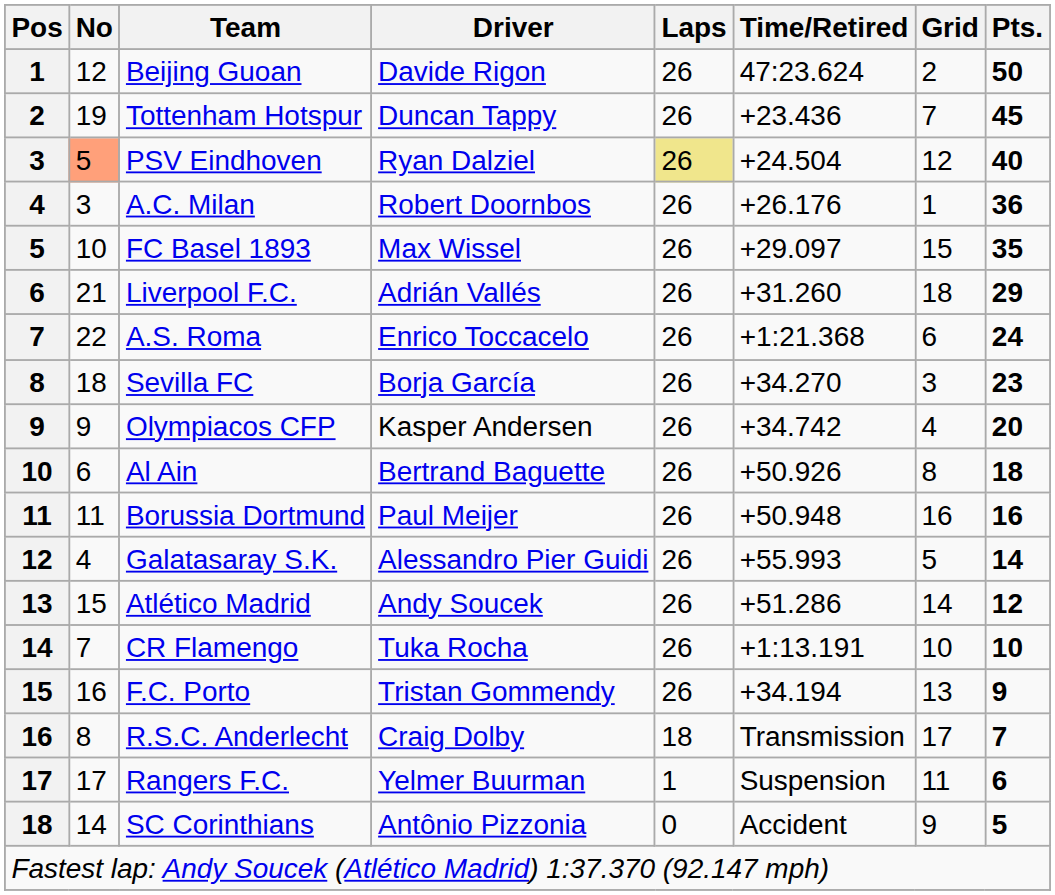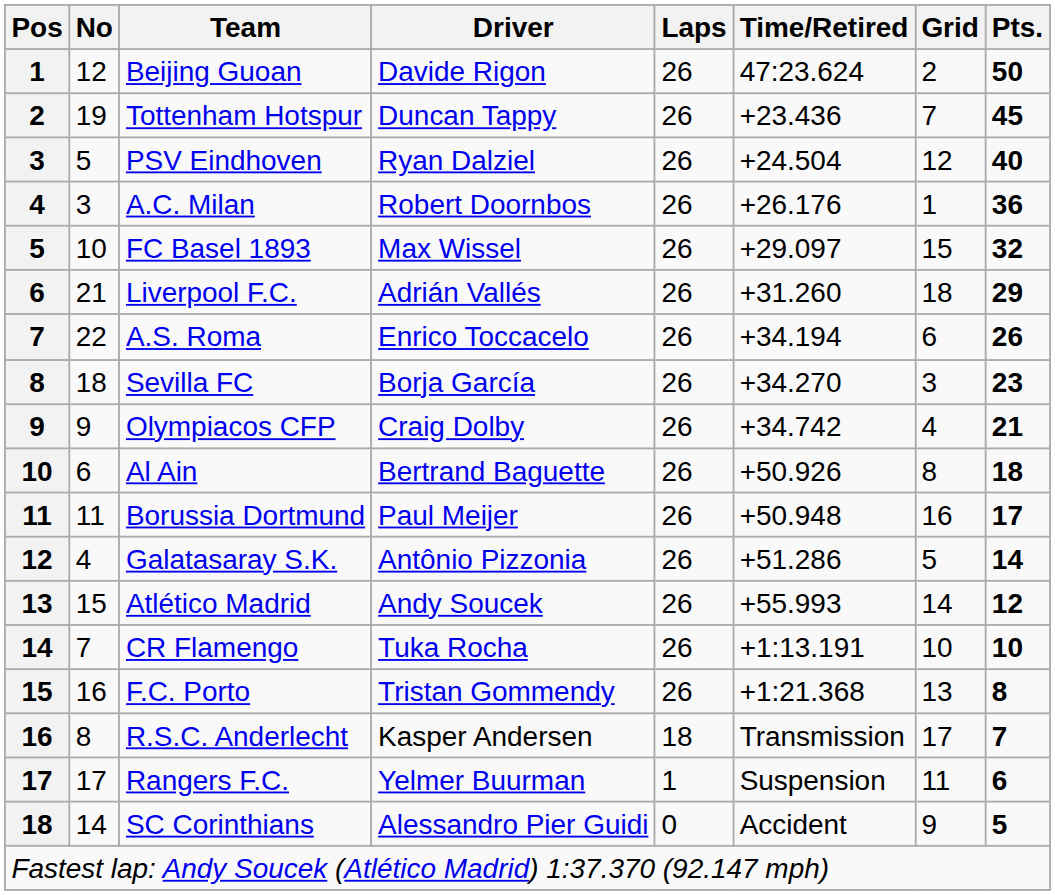(83, 160) lightsalmon background -> (83, 160) no background
(677, 160) khaki background -> (677, 160) no background
(1007, 249) 35 -> (1007, 249) 32
(802, 337) +1:21.368 -> (791, 337) +34.194
(1007, 337) 24 -> (1007, 337) 26
(485, 426) Kasper Andersen -> (451, 426) Craig Dolby
(1007, 426) 20 -> (1007, 426) 21
(1007, 514) 16 -> (1007, 514) 17
(513, 559) Alessandro Pier Guidi -> (482, 559) Antônio Pizzonia
(791, 559) +55.993 -> (791, 559) +51.286
(791, 603) +51.286 -> (791, 603) +55.993
(791, 691) +34.194 -> (802, 691) +1:21.368
(1000, 691) 9 -> (1000, 691) 8
(451, 736) Craig Dolby -> (485, 736) Kasper Andersen
(482, 824) Antônio Pizzonia -> (513, 824) Alessandro Pier Guidi
